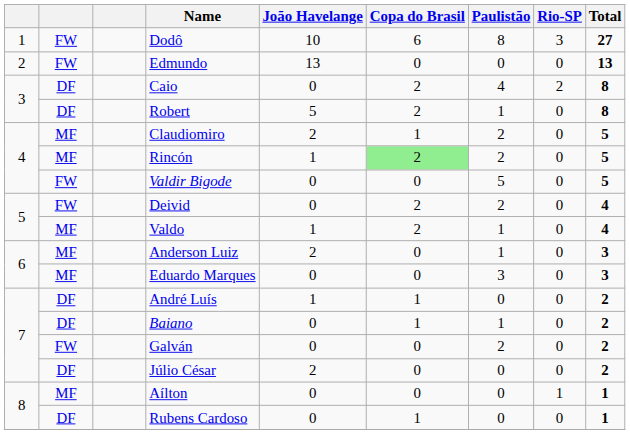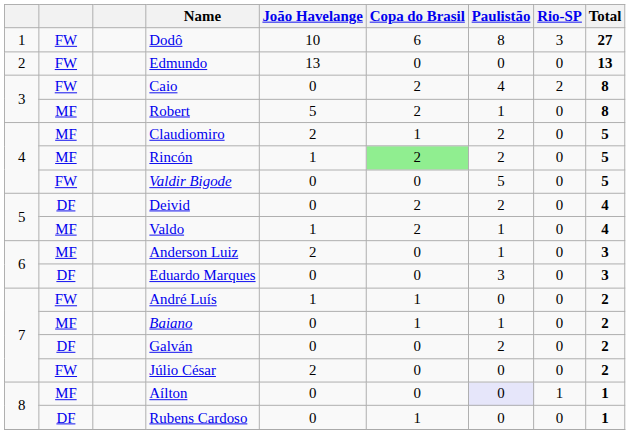(66, 87) DF -> (66, 87) FW
(66, 110) DF -> (66, 110) MF
(66, 205) FW -> (66, 205) DF
(66, 275) MF -> (66, 275) DF
(66, 299) DF -> (66, 299) FW
(66, 323) DF -> (66, 323) MF
(66, 346) FW -> (66, 346) DF
(66, 370) DF -> (66, 370) FW
(501, 393) no background -> (501, 393) lavender background
